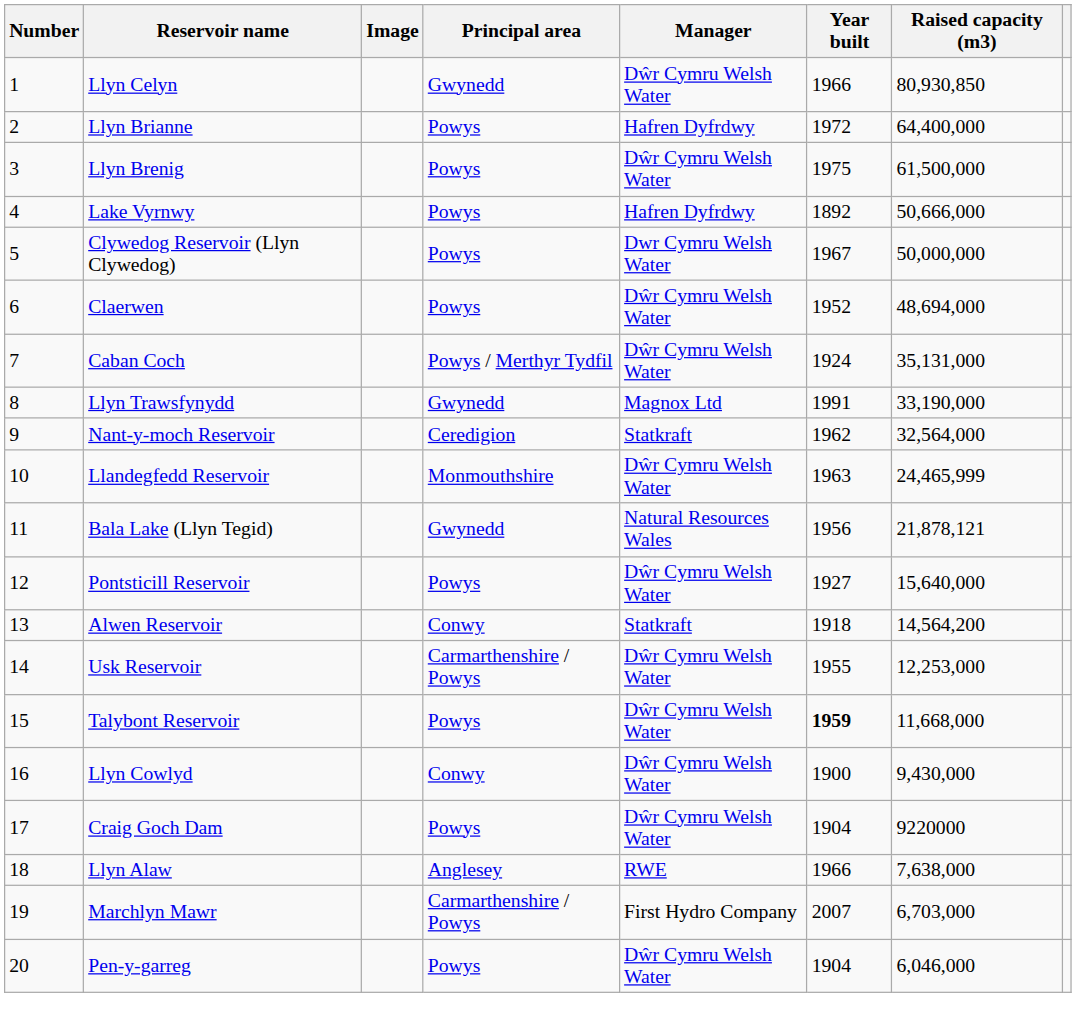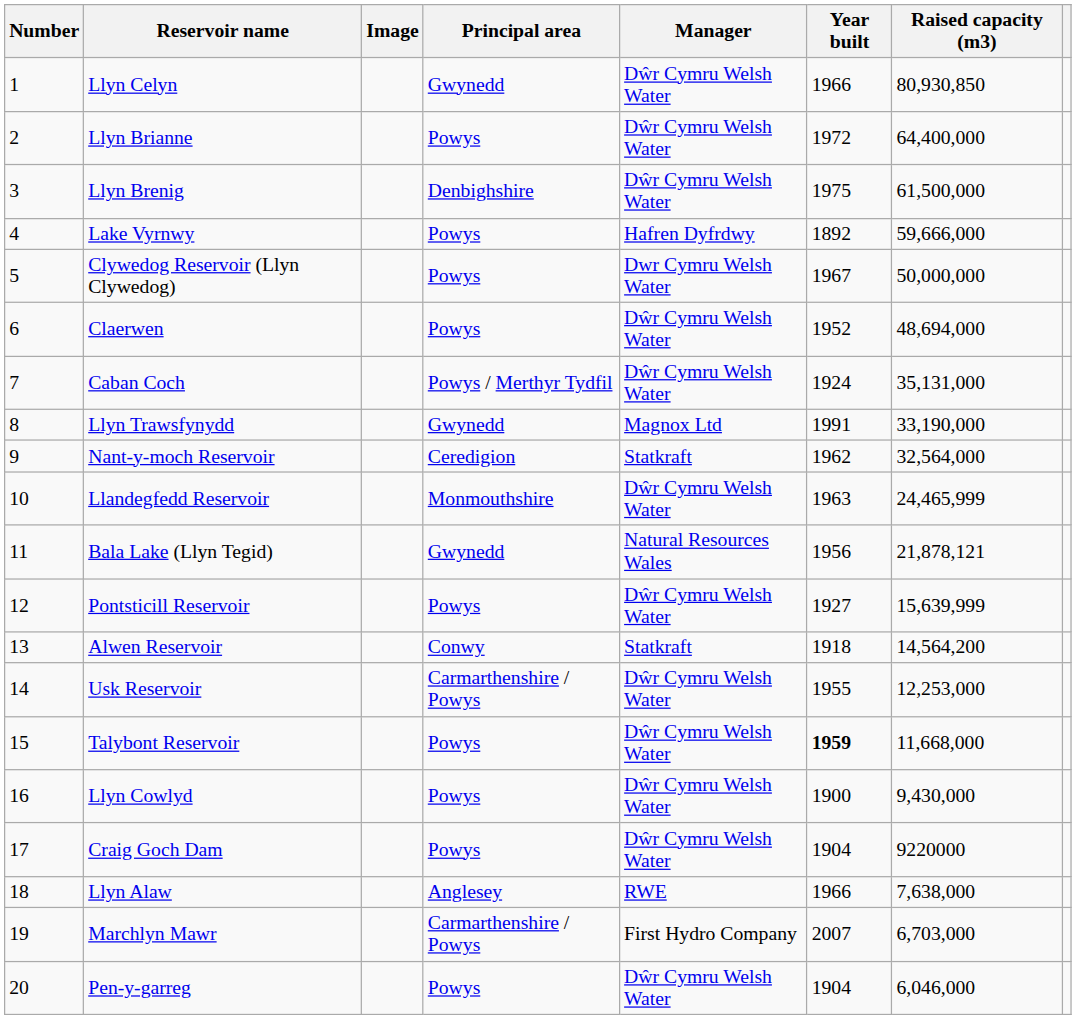(689, 126) Hafren Dyfrdwy -> (698, 137) Dŵr Cymru Welsh Water
(454, 169) Powys -> (481, 191) Denbighshire
(941, 211) 50,666,000 -> (941, 233) 59,666,000
(941, 582) 15,640,000 -> (941, 604) 15,639,999
(456, 774) Conwy -> (454, 796) Powys
